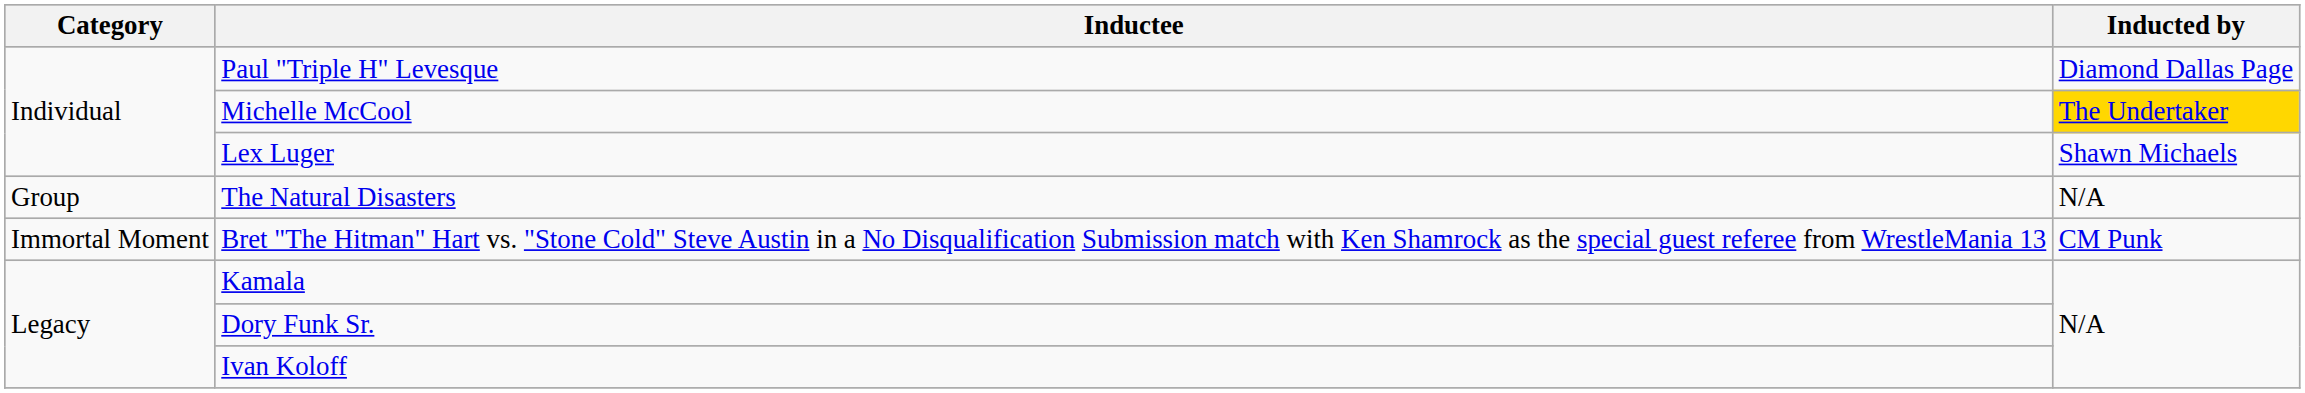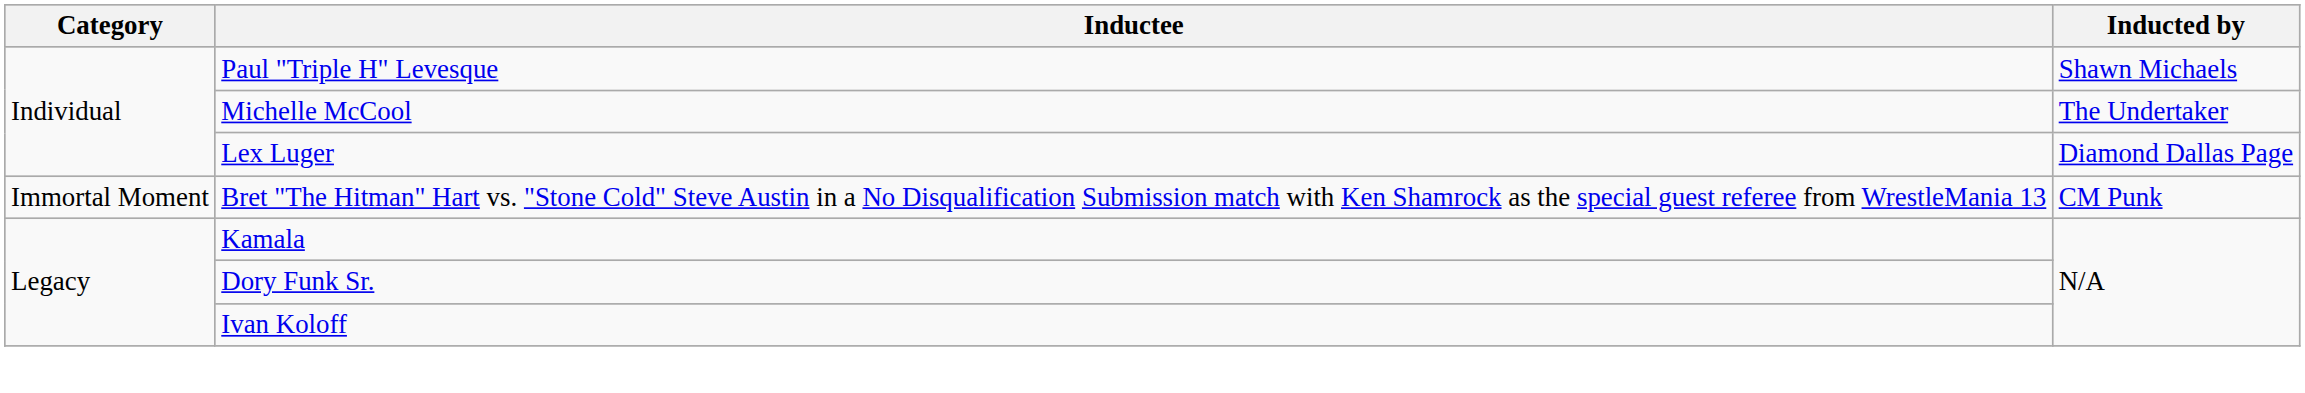(2176, 68) Diamond Dallas Page -> (2148, 68) Shawn Michaels
(2143, 111) gold background -> (2143, 111) no background
(2148, 153) Shawn Michaels -> (2176, 153) Diamond Dallas Page
- row: (338, 196)
